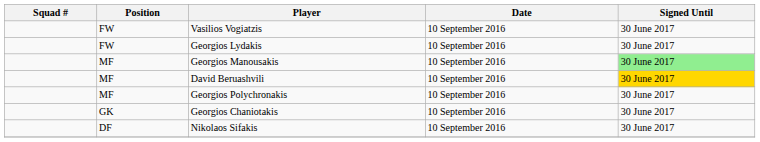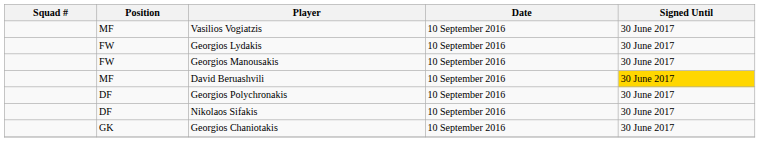(107, 29) FW -> (106, 29) MF
(106, 62) MF -> (107, 62) FW
(647, 62) lightgreen background -> (647, 62) no background
(106, 95) MF -> (106, 95) DF
rows swapped: (224, 128) <-> (234, 112)
